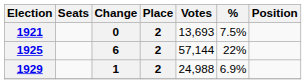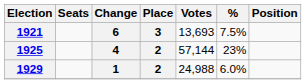(116, 32) 0 -> (116, 32) 6
(158, 32) 2 -> (158, 32) 3
(116, 50) 6 -> (116, 50) 4
(235, 50) 22% -> (235, 50) 23%
(233, 69) 6.9% -> (233, 69) 6.0%
